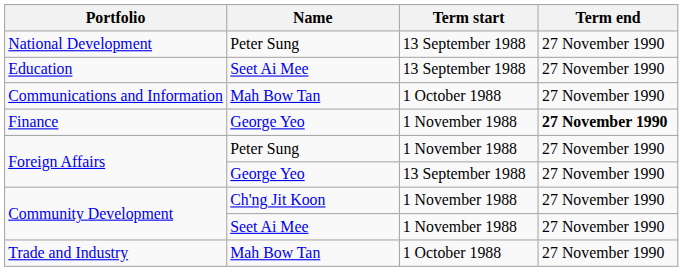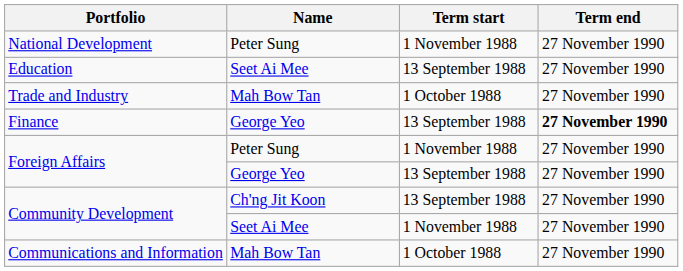(464, 44) 13 September 1988 -> (460, 44) 1 November 1988
rows swapped: (116, 96) <-> (68, 253)
(460, 122) 1 November 1988 -> (464, 122) 13 September 1988
(460, 200) 1 November 1988 -> (464, 200) 13 September 1988
